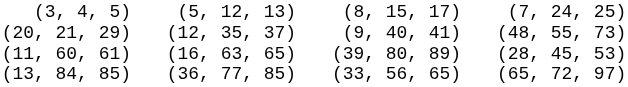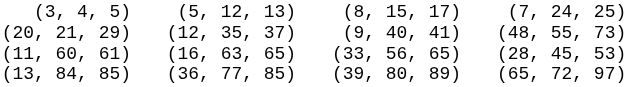(397, 54) (39, 80, 89) -> (397, 54) (33, 56, 65)
(397, 74) (33, 56, 65) -> (397, 74) (39, 80, 89)
